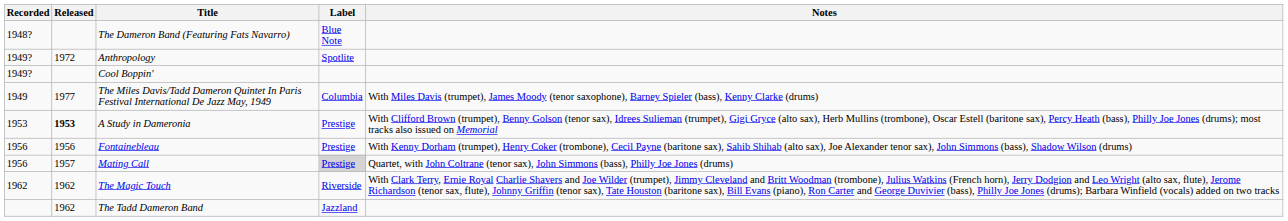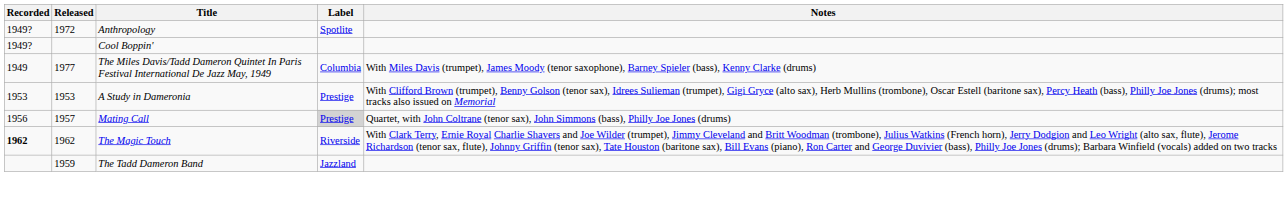- row: (194, 35)
(65, 124) bold -> (65, 96) normal
- row: (129, 146)
(17, 185) normal -> (17, 140) bold
(65, 207) 1962 -> (65, 163) 1959
